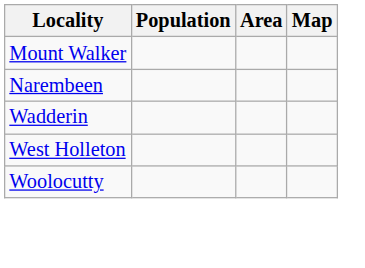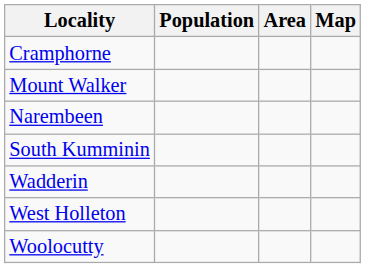+ row: (60, 52)
+ row: (80, 149)
